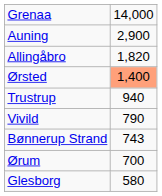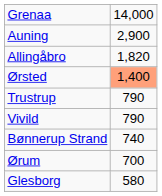(133, 98) 940 -> (133, 98) 790
(133, 139) 743 -> (133, 139) 740
